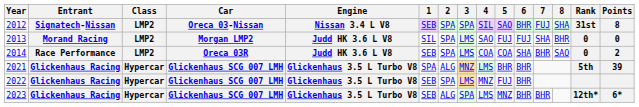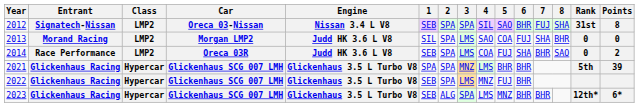(505, 39) FUJ -> (505, 39) COA
(505, 53) COA -> (505, 53) FUJ
(448, 67) ALG -> (448, 67) SPA
